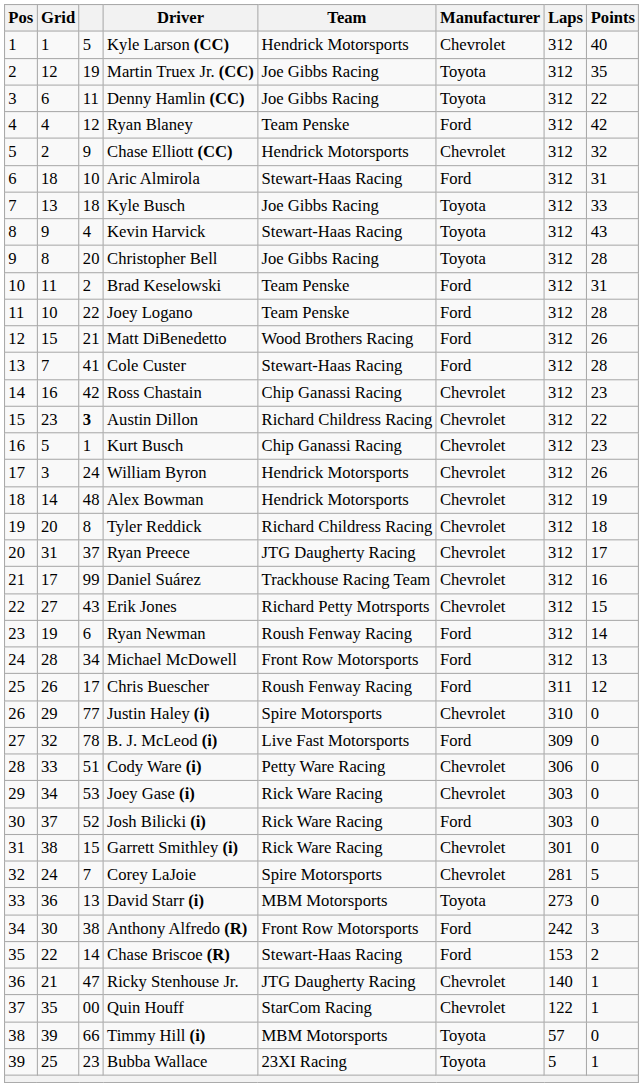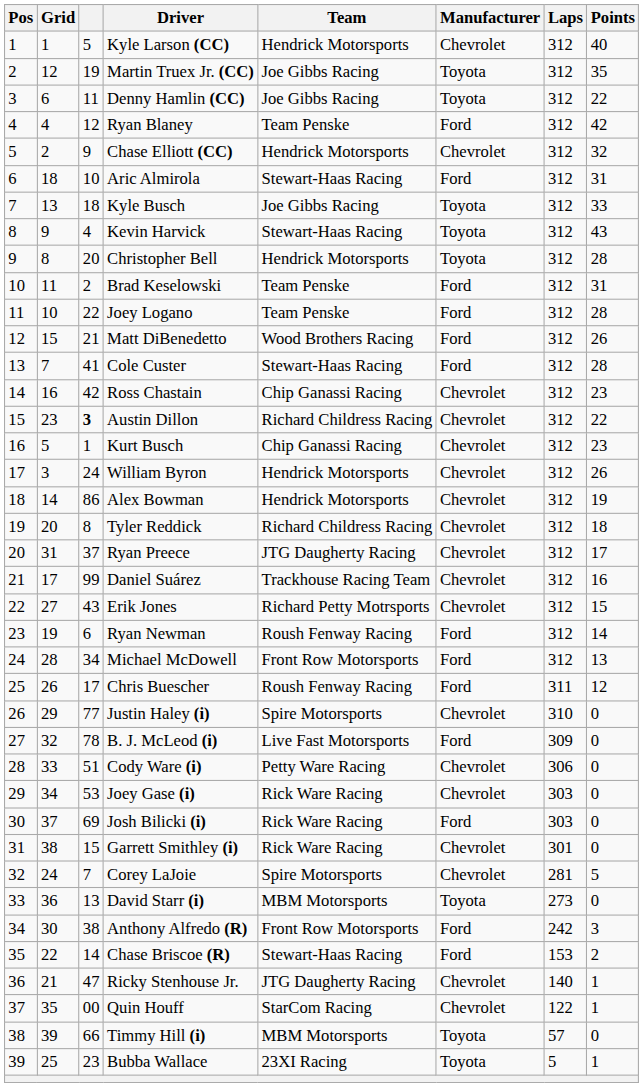(320, 258) Joe Gibbs Racing -> (335, 258) Hendrick Motorsports
(91, 499) 48 -> (91, 499) 86
(91, 820) 52 -> (91, 820) 69
